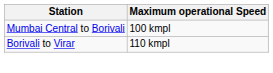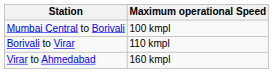+ row: (51, 60)
